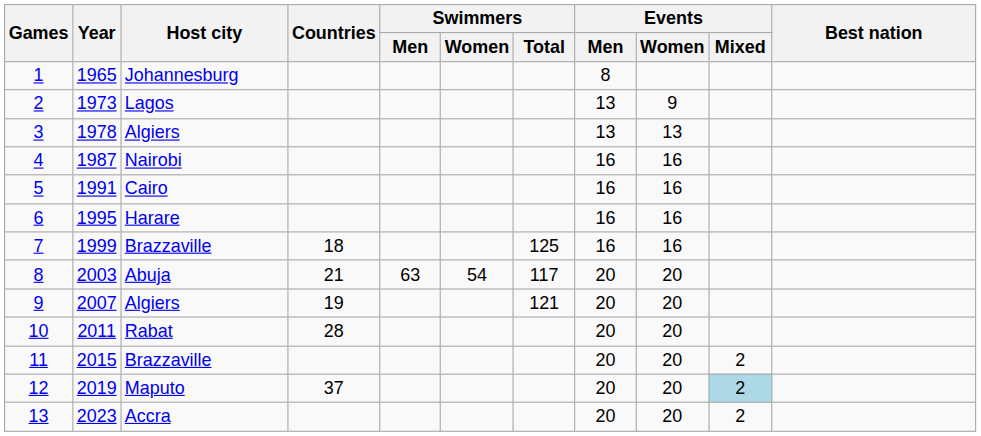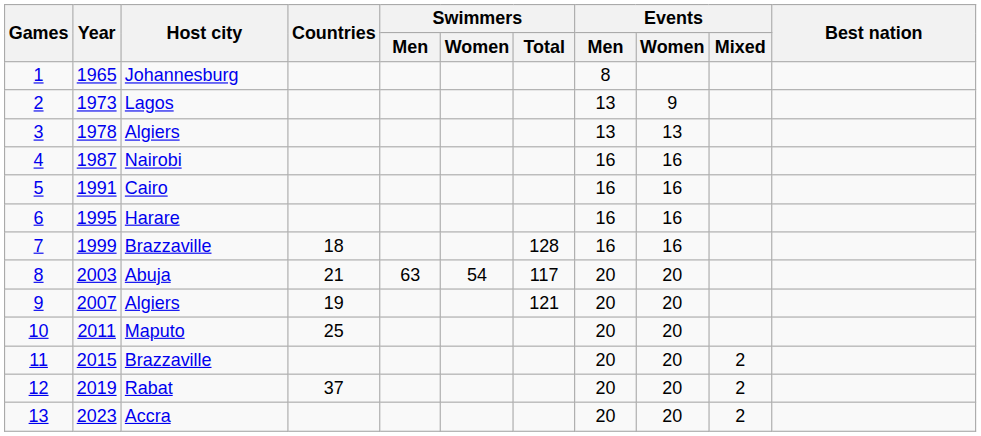(544, 246) 125 -> (544, 246) 128
(149, 331) Rabat -> (155, 331) Maputo
(334, 331) 28 -> (334, 331) 25
(155, 388) Maputo -> (149, 388) Rabat
(740, 388) lightblue background -> (740, 388) no background
